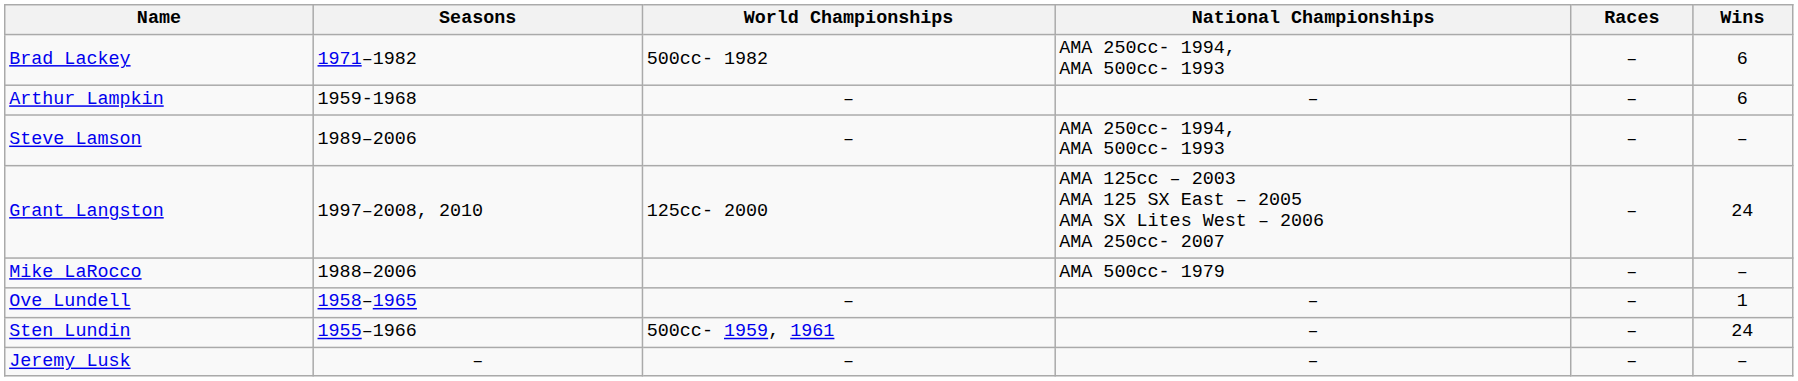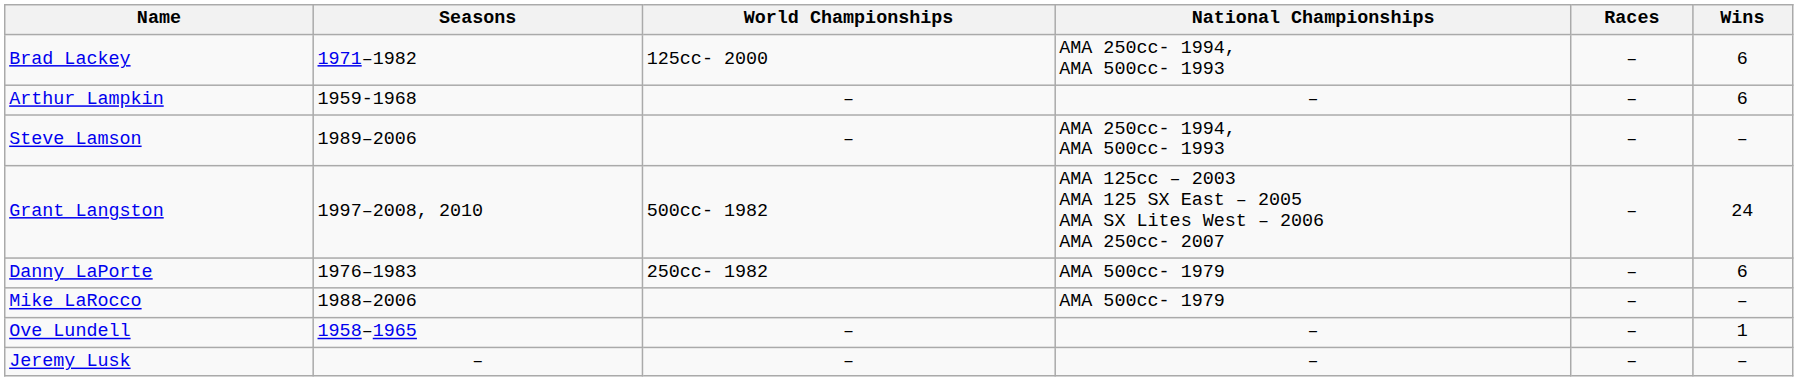(707, 60) 500cc- 1982 -> (707, 60) 125cc- 2000
(707, 212) 125cc- 2000 -> (707, 212) 500cc- 1982
+ row: (81, 273)
- row: (70, 332)
